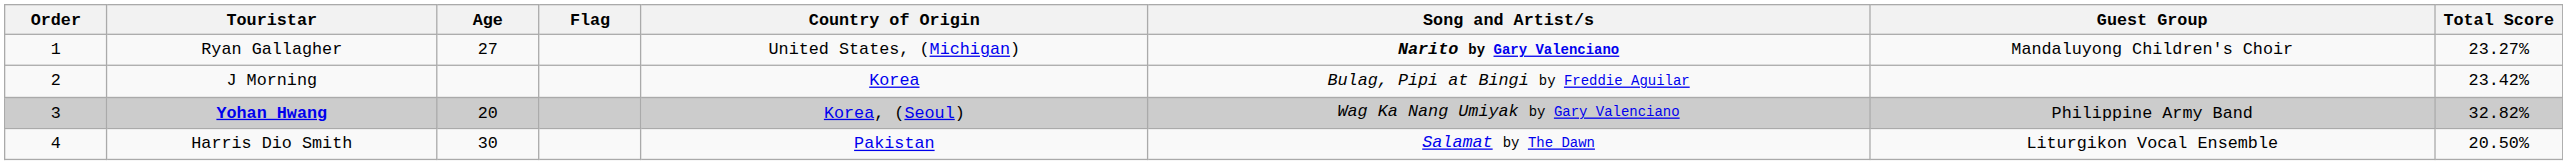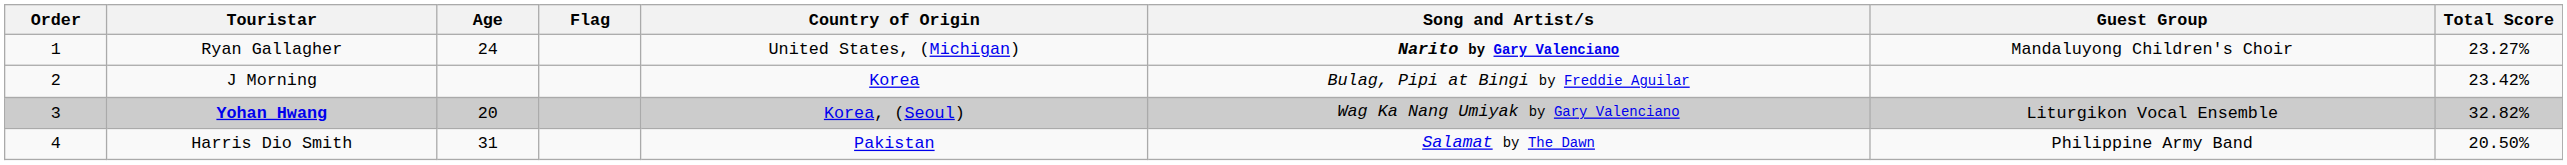(488, 50) 27 -> (488, 50) 24
(2152, 113) Philippine Army Band -> (2152, 113) Liturgikon Vocal Ensemble
(488, 144) 30 -> (488, 144) 31
(2152, 144) Liturgikon Vocal Ensemble -> (2152, 144) Philippine Army Band
